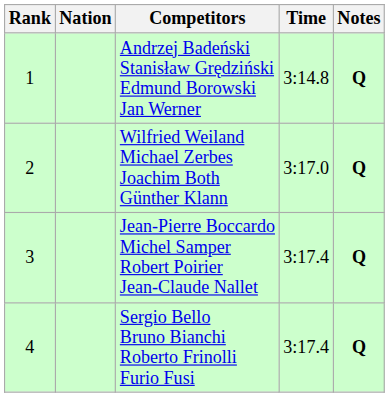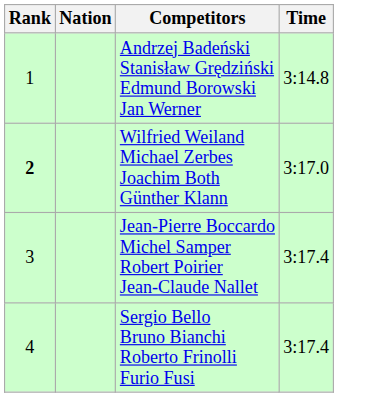- column: (359, 18)
(30, 167) normal -> (30, 167) bold
